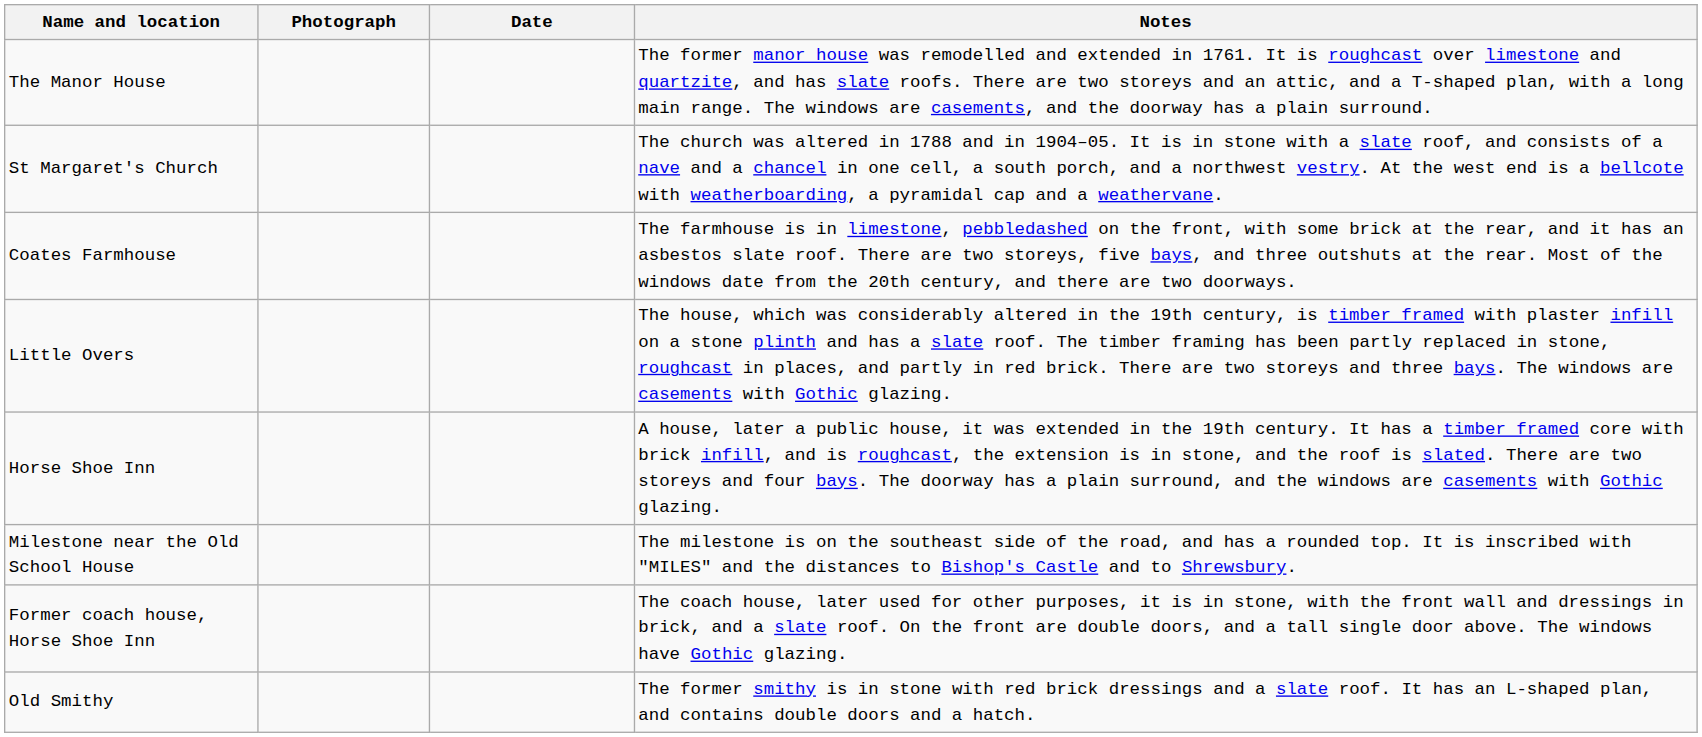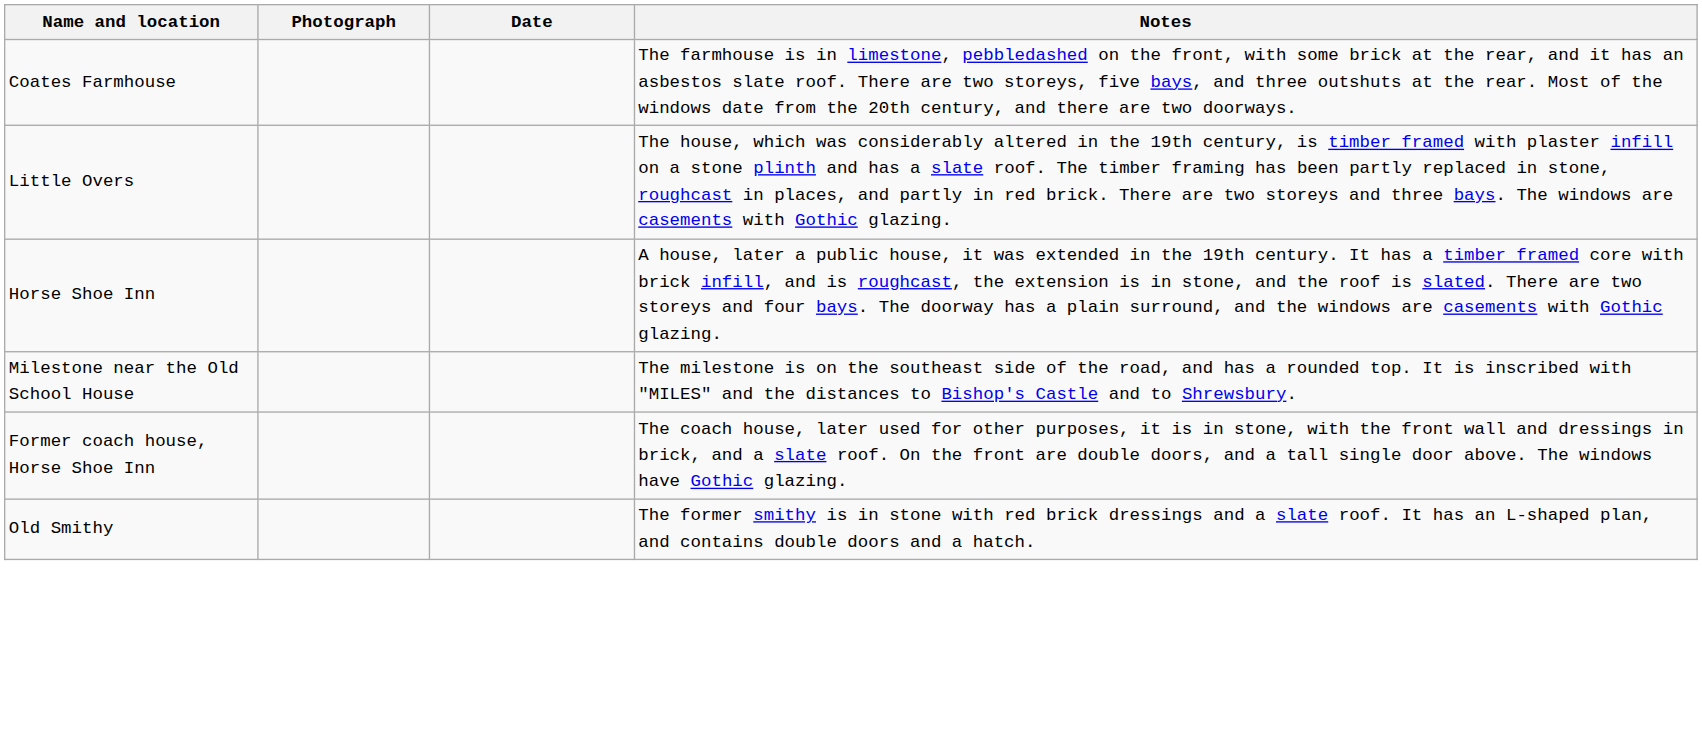- row: (87, 82)
- row: (113, 169)
